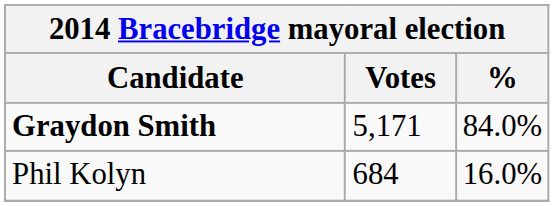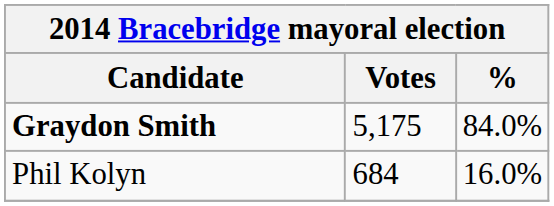(387, 126) 5,171 -> (387, 126) 5,175
